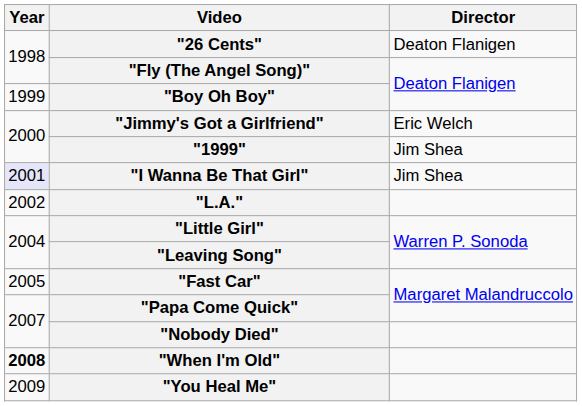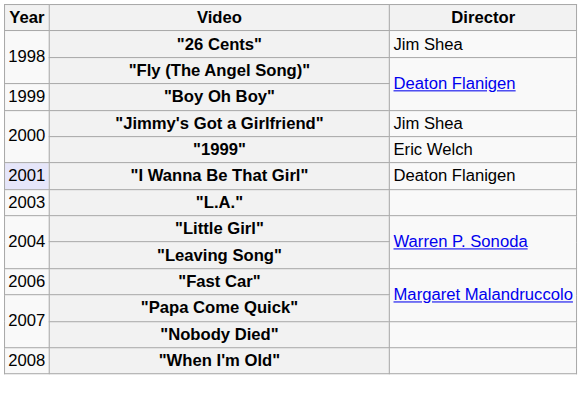(455, 44) Deaton Flanigen -> (428, 44) Jim Shea
(433, 123) Eric Welch -> (428, 123) Jim Shea
(428, 149) Jim Shea -> (433, 149) Eric Welch
(428, 176) Jim Shea -> (455, 176) Deaton Flanigen
(27, 202) 2002 -> (27, 202) 2003
(27, 281) 2005 -> (27, 281) 2006
(27, 360) bold -> (27, 360) normal
- row: (219, 387)
